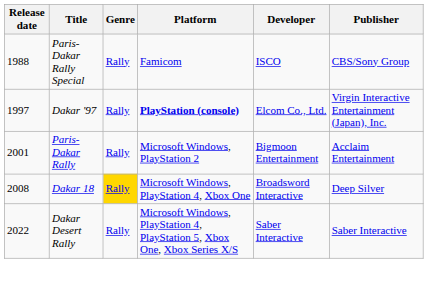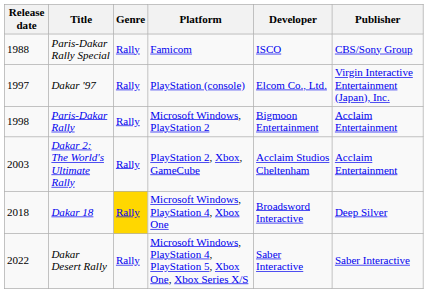(189, 110) bold -> (198, 85) normal
(18, 152) 2001 -> (18, 121) 1998
+ row: (78, 164)
(18, 188) 2008 -> (18, 212) 2018
